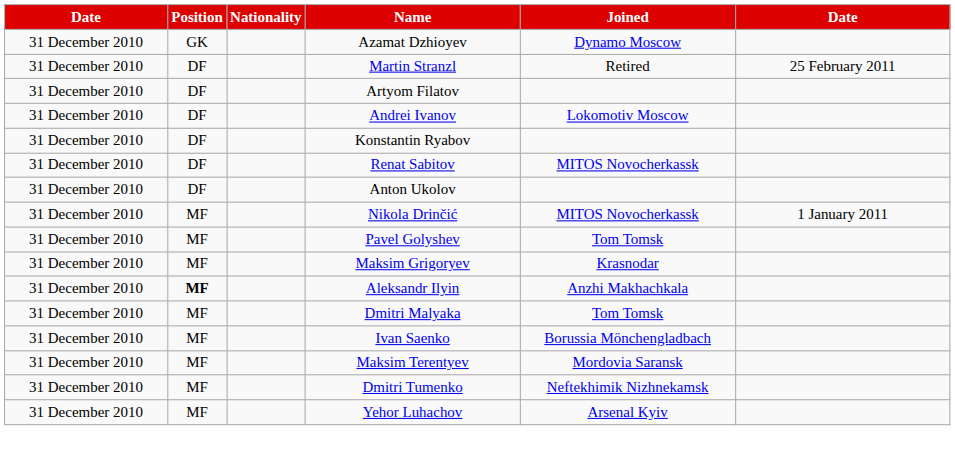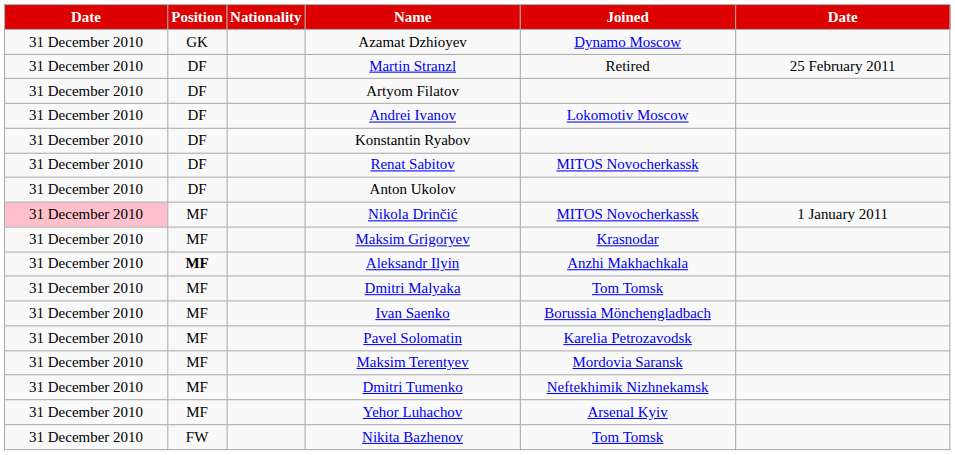(86, 214) no background -> (86, 214) pink background
- row: (413, 239)
+ row: (413, 338)
+ row: (413, 437)
